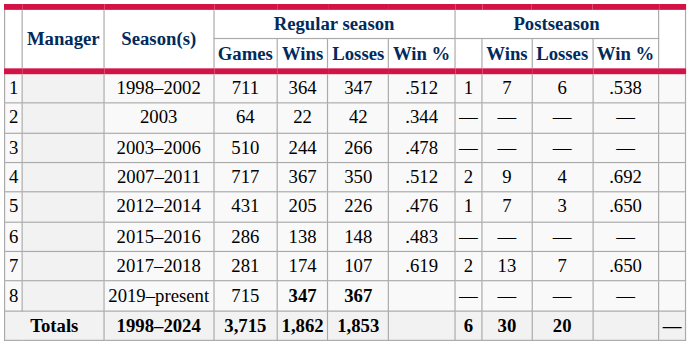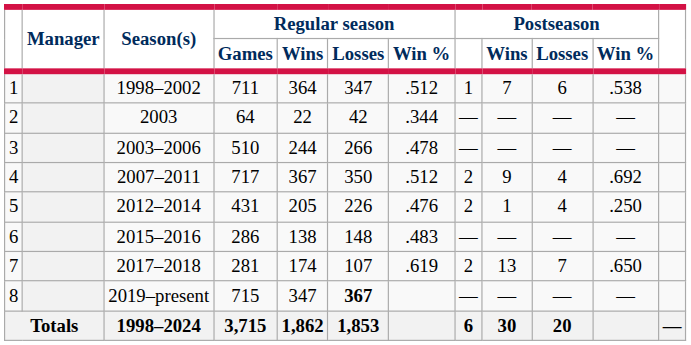(468, 206) 1 -> (468, 206) 2
(507, 206) 7 -> (507, 206) 1
(562, 206) 3 -> (562, 206) 4
(626, 206) .650 -> (626, 206) .250
(303, 295) bold -> (303, 295) normal
